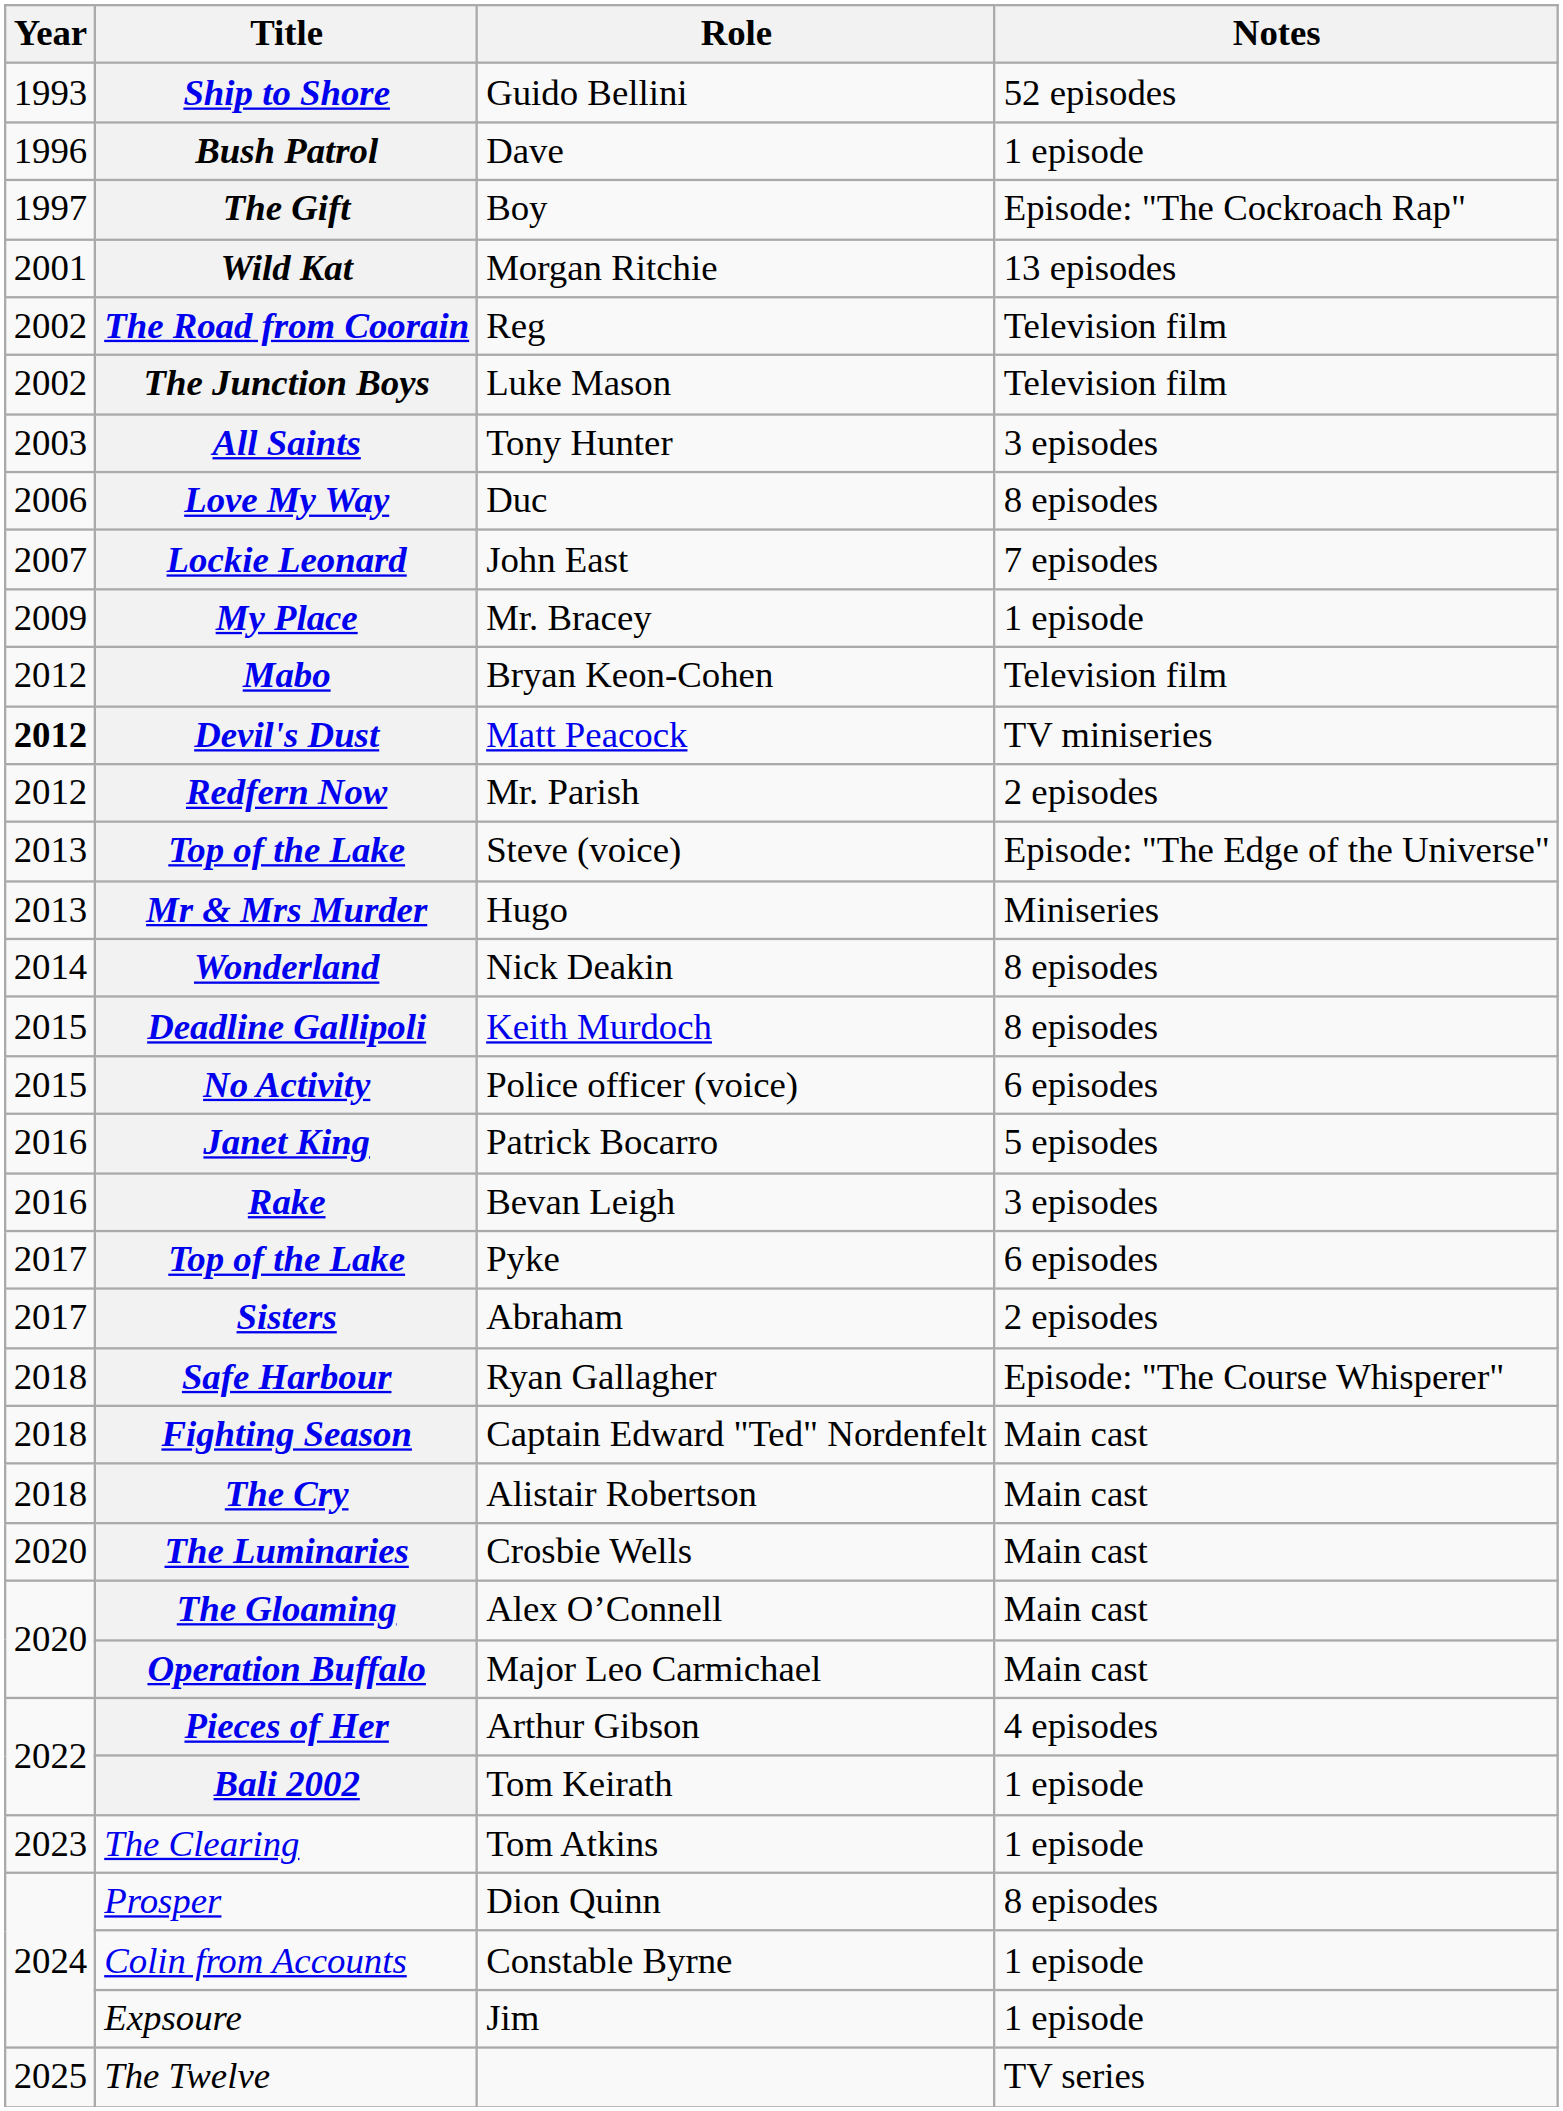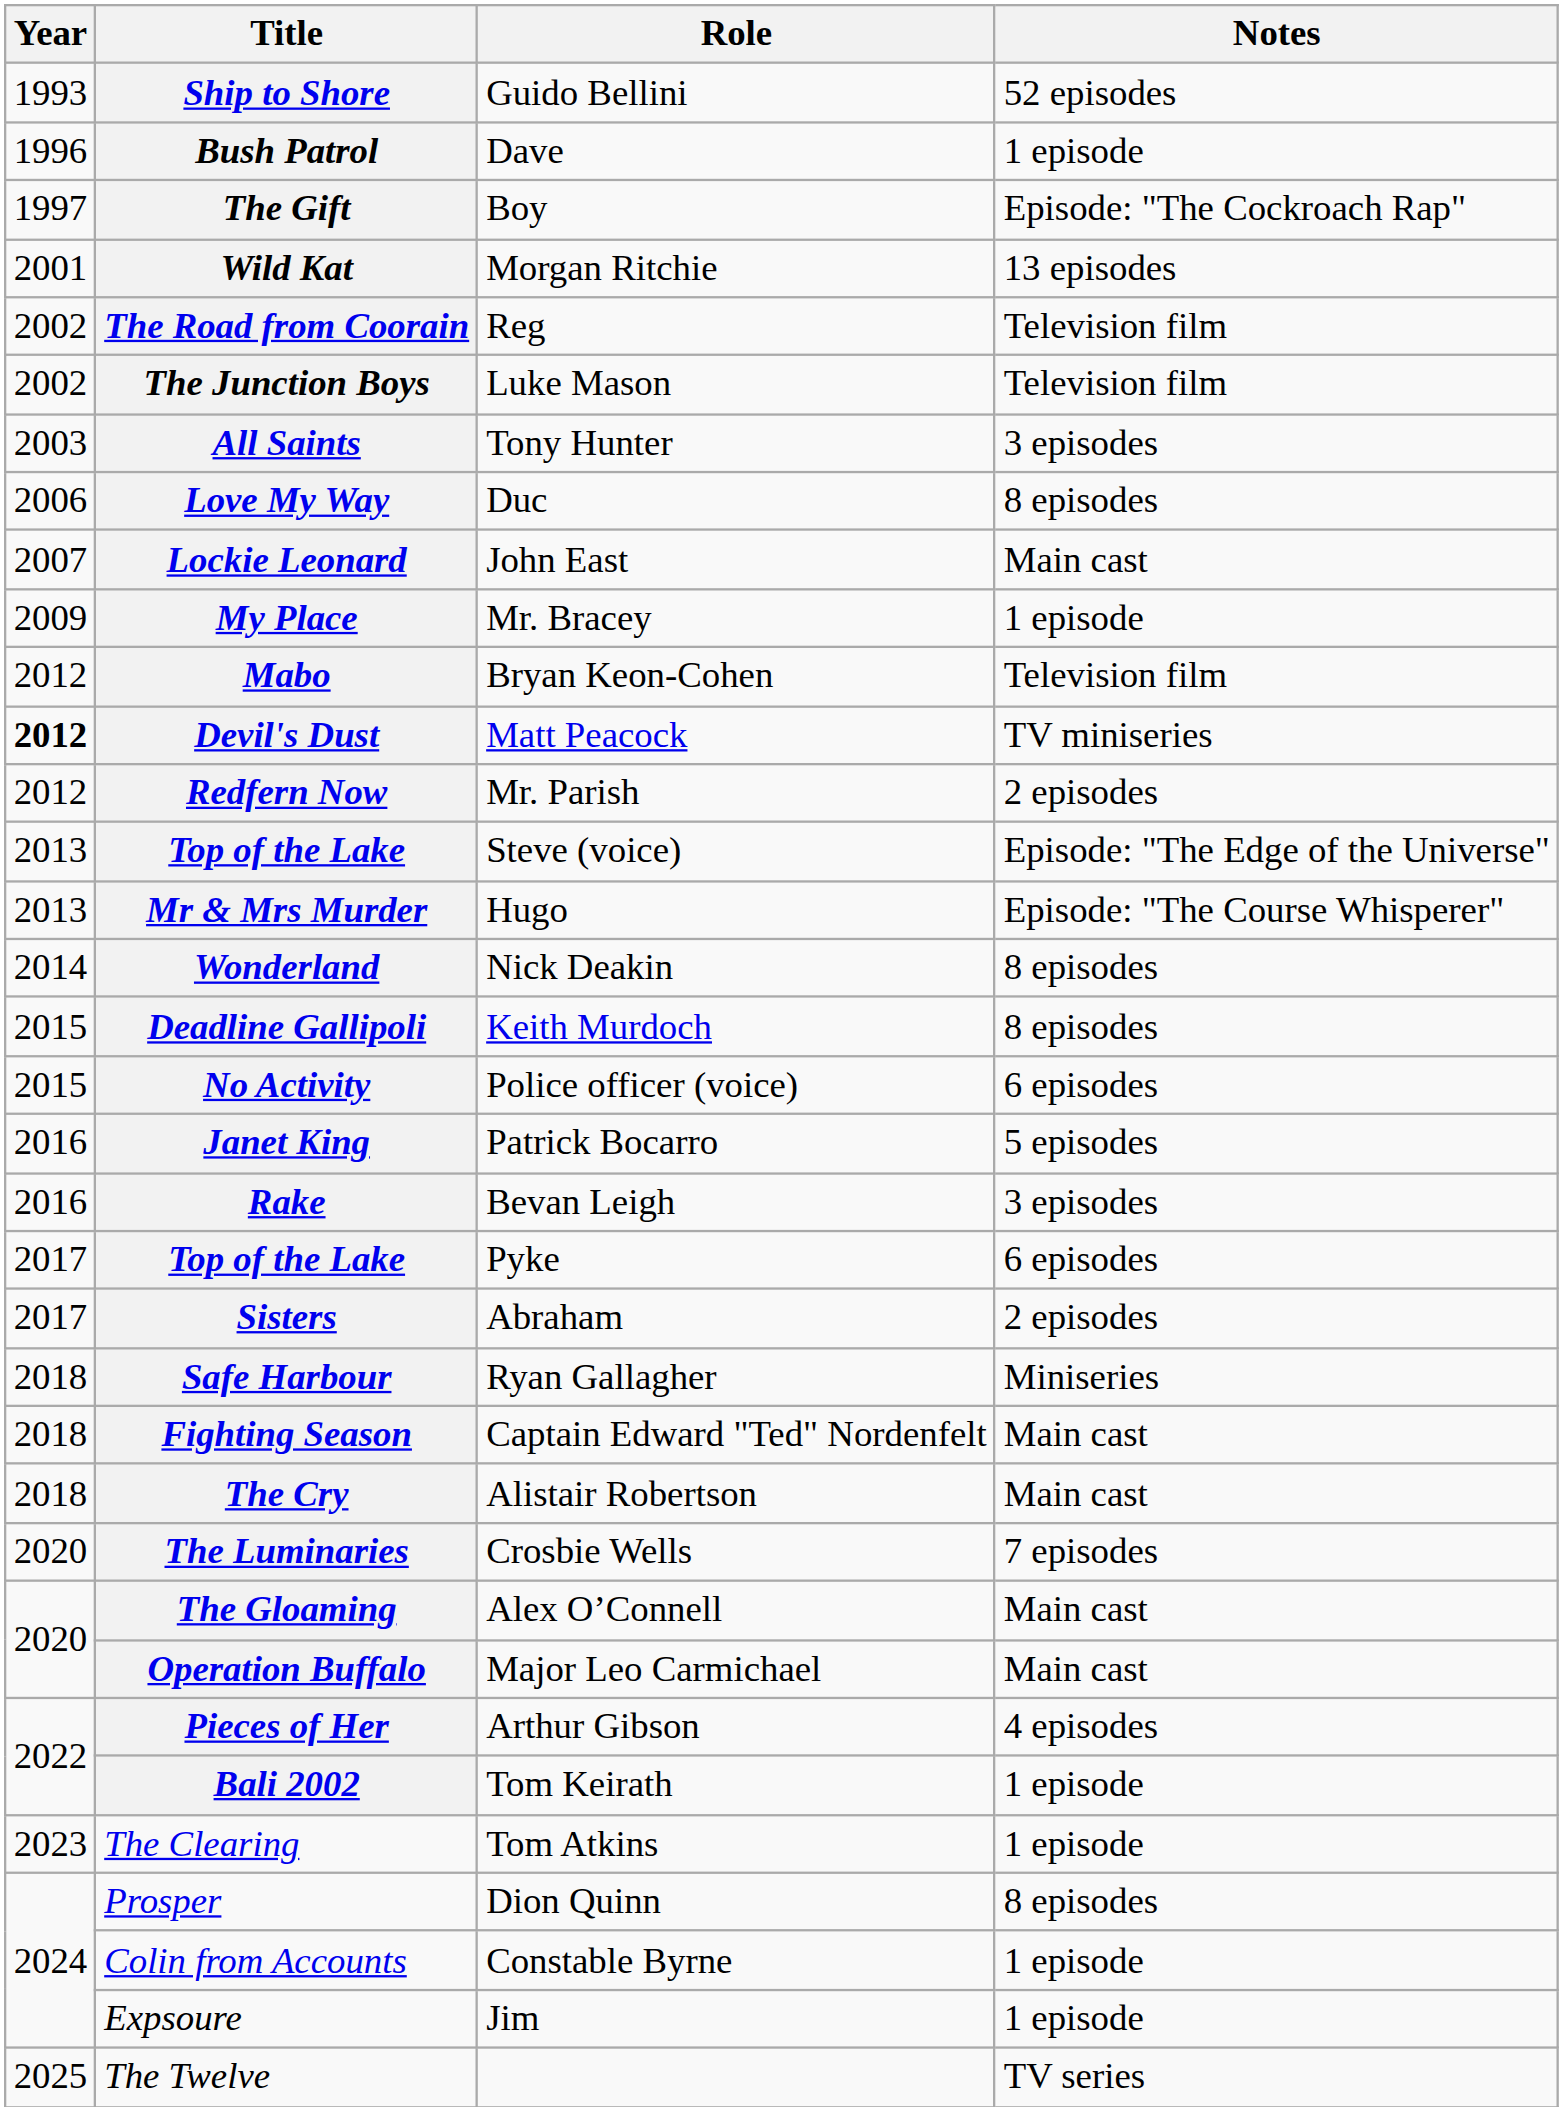(1081, 558) 7 episodes -> (1076, 558) Main cast
(1081, 909) Miniseries -> (1254, 909) Episode: "The Course Whisperer"
(1254, 1376) Episode: "The Course Whisperer" -> (1081, 1376) Miniseries
(1076, 1551) Main cast -> (1081, 1551) 7 episodes
